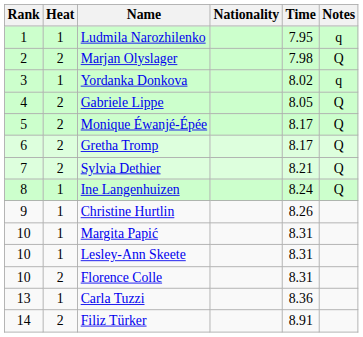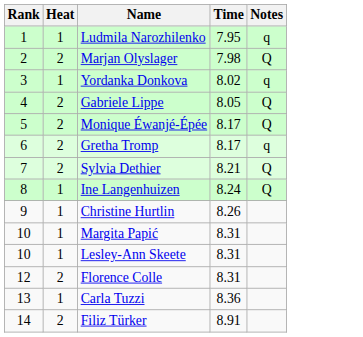- column: (246, 15)
(339, 146) Q -> (267, 146) q
(24, 277) 10 -> (24, 277) 12
